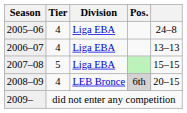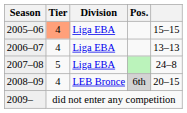(58, 30) no background -> (58, 30) lightsalmon background
(166, 30) 24–8 -> (166, 30) 15–15
(166, 64) 15–15 -> (166, 64) 24–8
